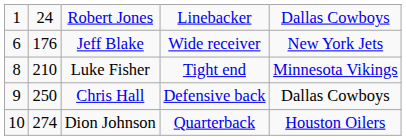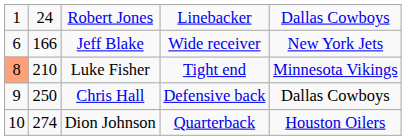(45, 43) 176 -> (45, 43) 166
(17, 69) no background -> (17, 69) lightsalmon background
